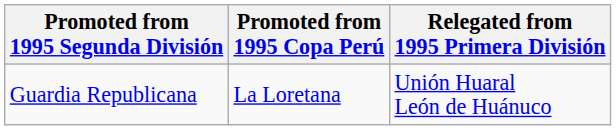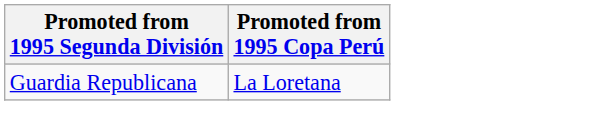- column: (500, 34)
